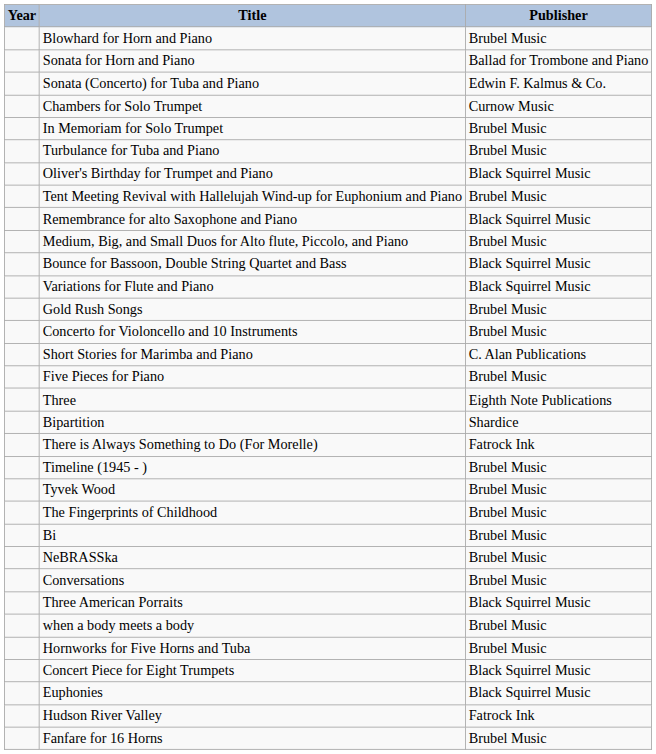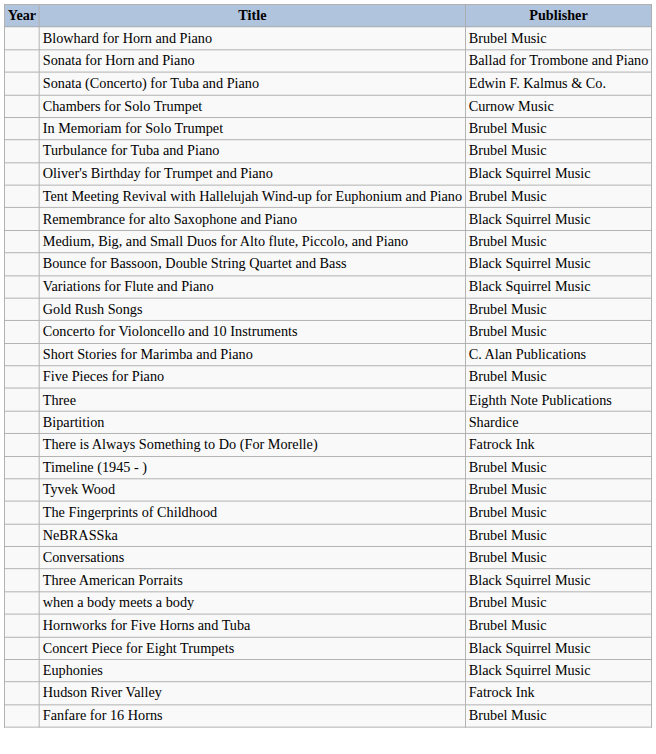- row: (49, 535)
